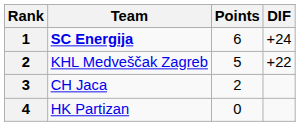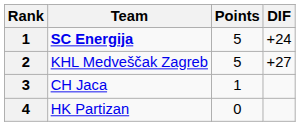(237, 39) 6 -> (237, 39) 5
(279, 62) +22 -> (279, 62) +27
(237, 86) 2 -> (237, 86) 1
